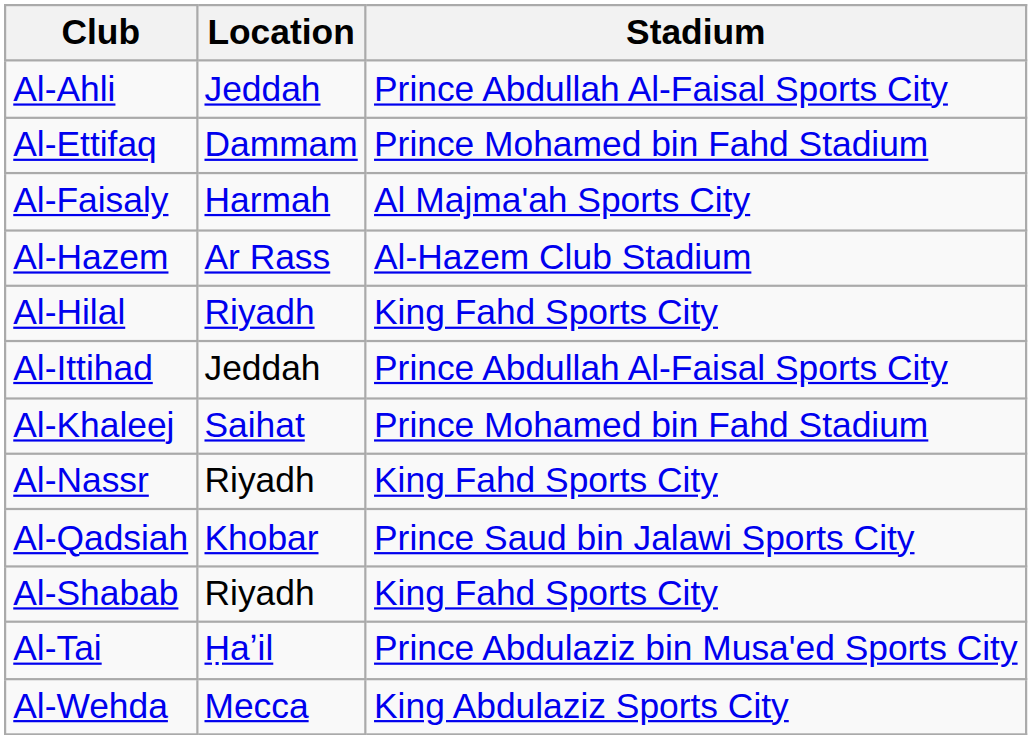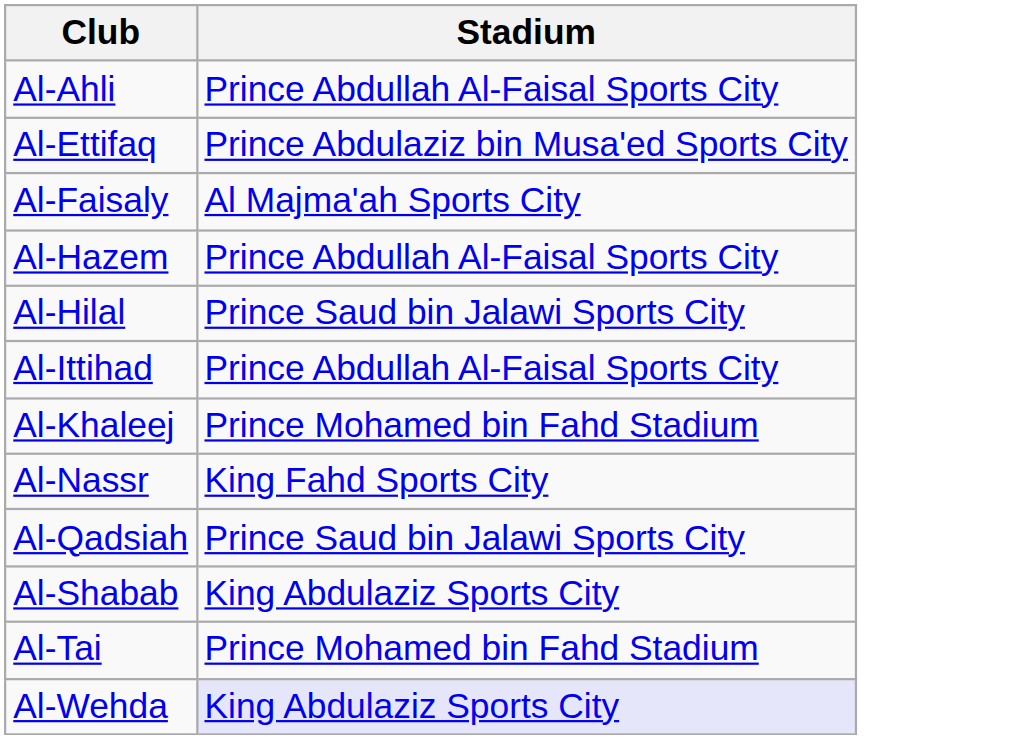- column: (281, 32)
(651, 144) Prince Mohamed bin Fahd Stadium -> (526, 144) Prince Abdulaziz bin Musa'ed Sports City
(563, 256) Al-Hazem Club Stadium -> (491, 256) Prince Abdullah Al-Faisal Sports City
(546, 312) King Fahd Sports City -> (475, 312) Prince Saud bin Jalawi Sports City
(546, 593) King Fahd Sports City -> (412, 593) King Abdulaziz Sports City
(696, 649) Prince Abdulaziz bin Musa'ed Sports City -> (482, 649) Prince Mohamed bin Fahd Stadium
(581, 705) no background -> (412, 705) lavender background
